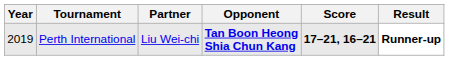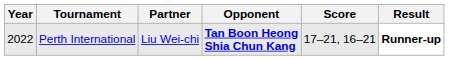(20, 39) 2019 -> (20, 39) 2022
(340, 39) bold -> (340, 39) normal
